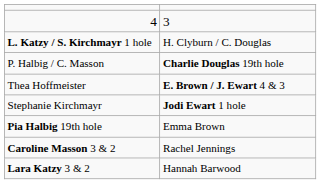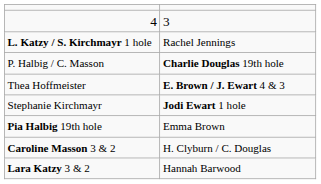(217, 43) H. Clyburn / C. Douglas -> (199, 43) Rachel Jennings
(199, 148) Rachel Jennings -> (217, 148) H. Clyburn / C. Douglas
